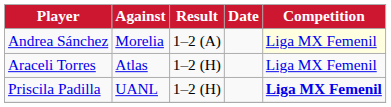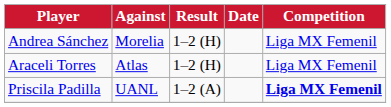(197, 41) 1–2 (A) -> (197, 41) 1–2 (H)
(321, 41) lightyellow background -> (321, 41) no background
(197, 89) 1–2 (H) -> (197, 89) 1–2 (A)
